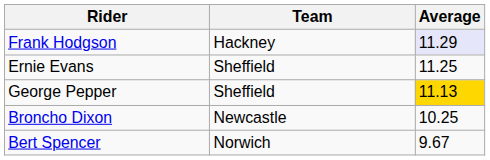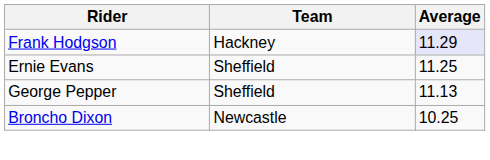(438, 92) gold background -> (438, 92) no background
- row: (54, 142)
